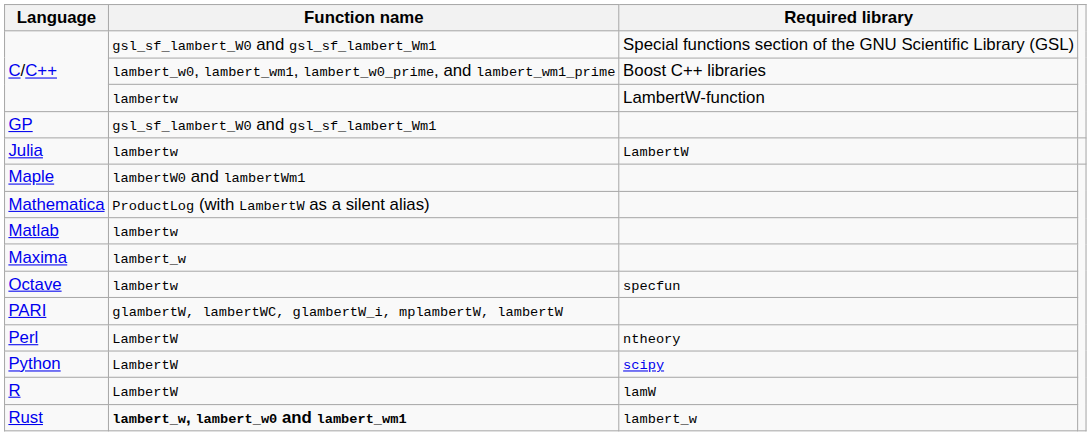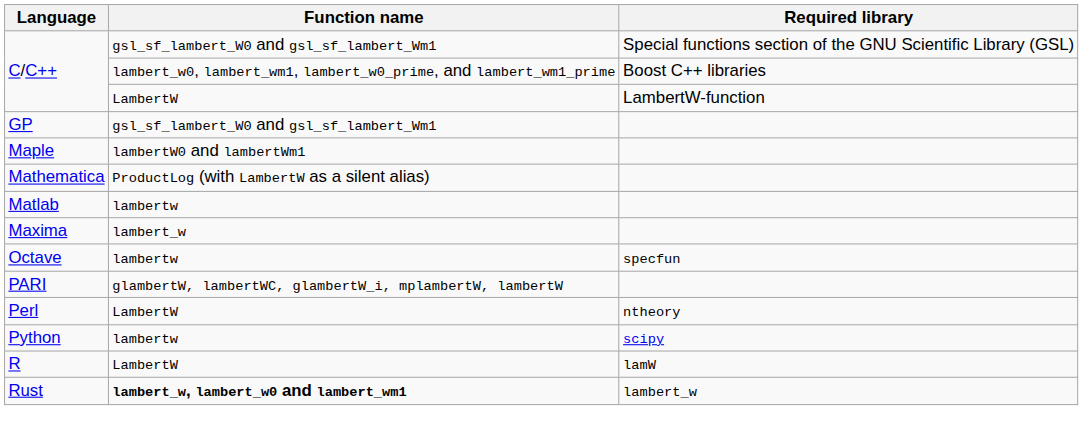(145, 99) lambertw -> (145, 99) LambertW
- row: (26, 151)
(145, 366) LambertW -> (145, 339) lambertw
